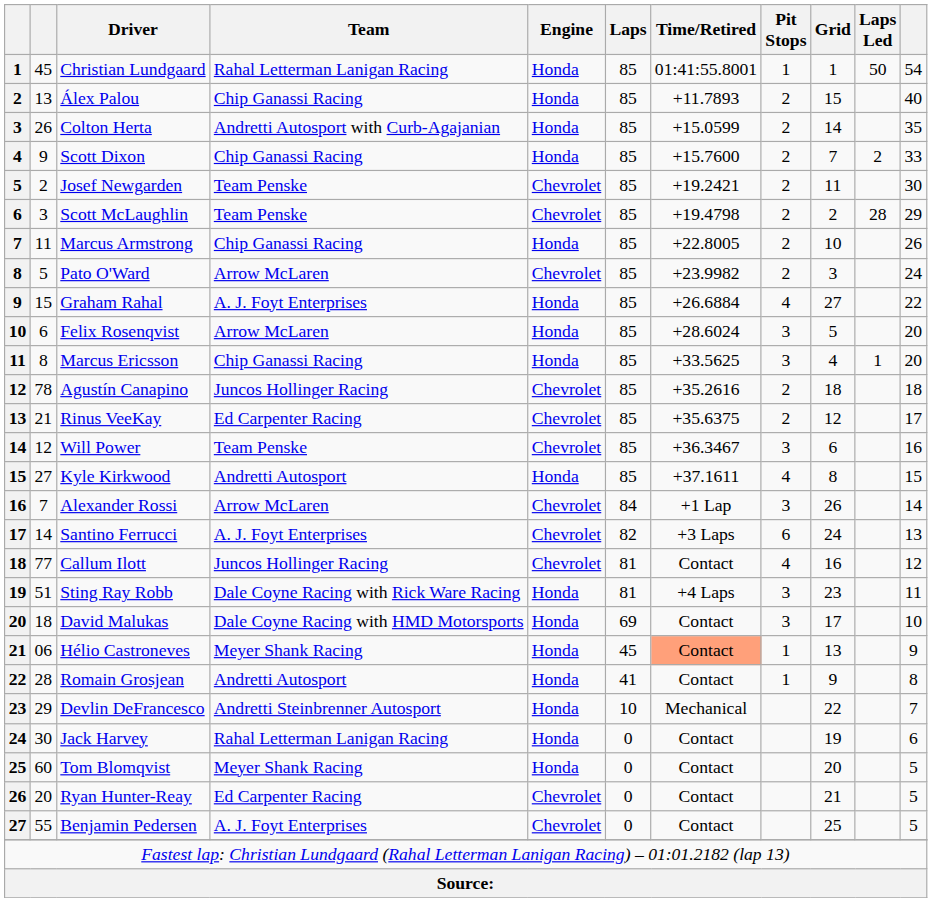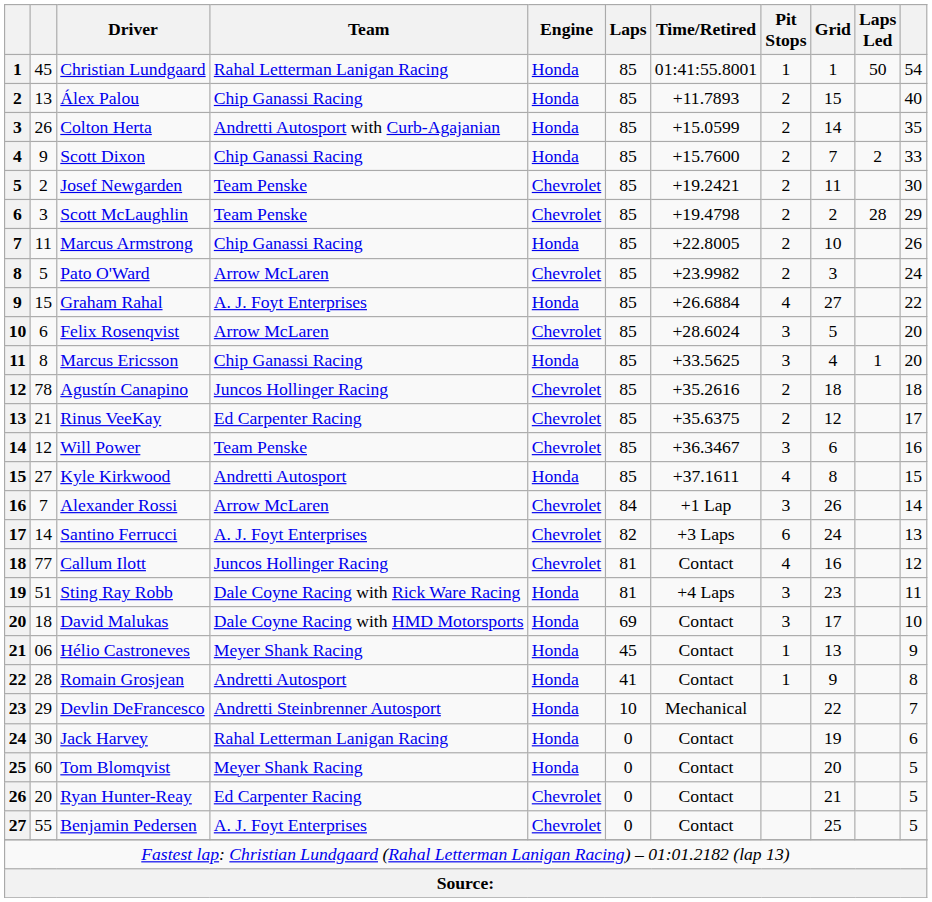(555, 330) Honda -> (567, 330) Chevrolet
(706, 650) lightsalmon background -> (706, 650) no background
